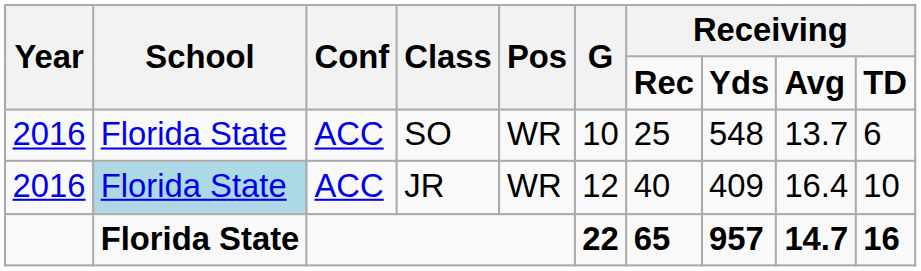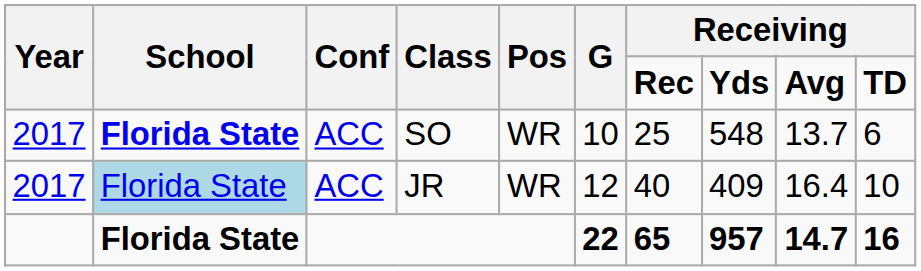(49, 134) 2016 -> (49, 134) 2017
(194, 134) normal -> (200, 134) bold
(49, 186) 2016 -> (49, 186) 2017
